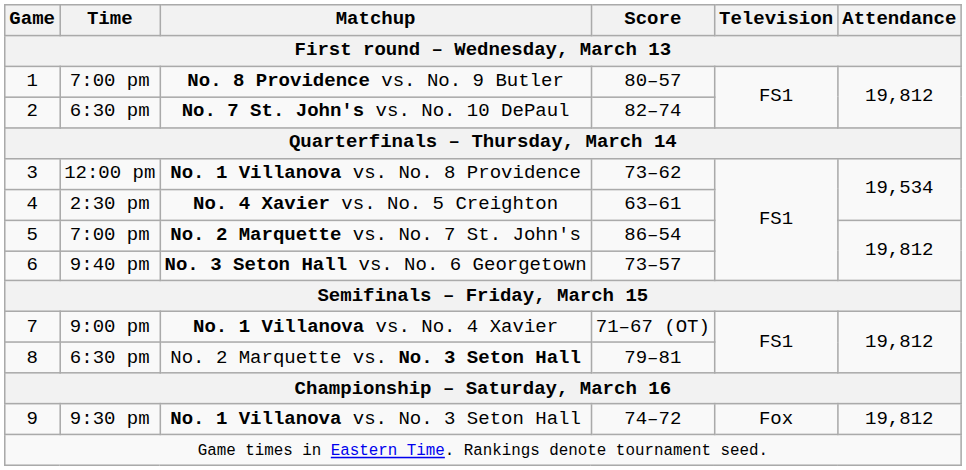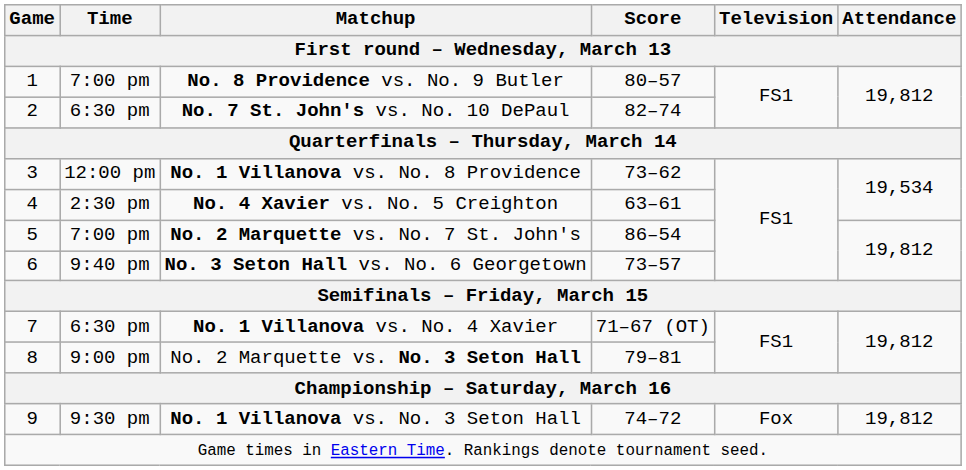(110, 328) 9:00 pm -> (110, 328) 6:30 pm
(110, 358) 6:30 pm -> (110, 358) 9:00 pm
